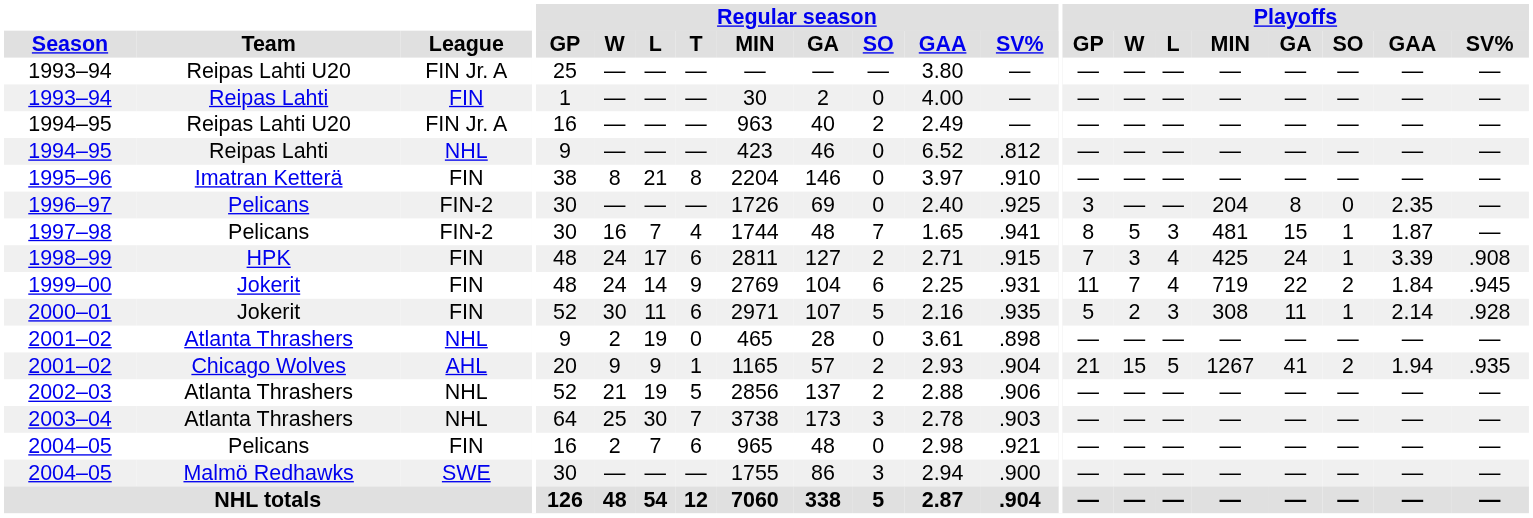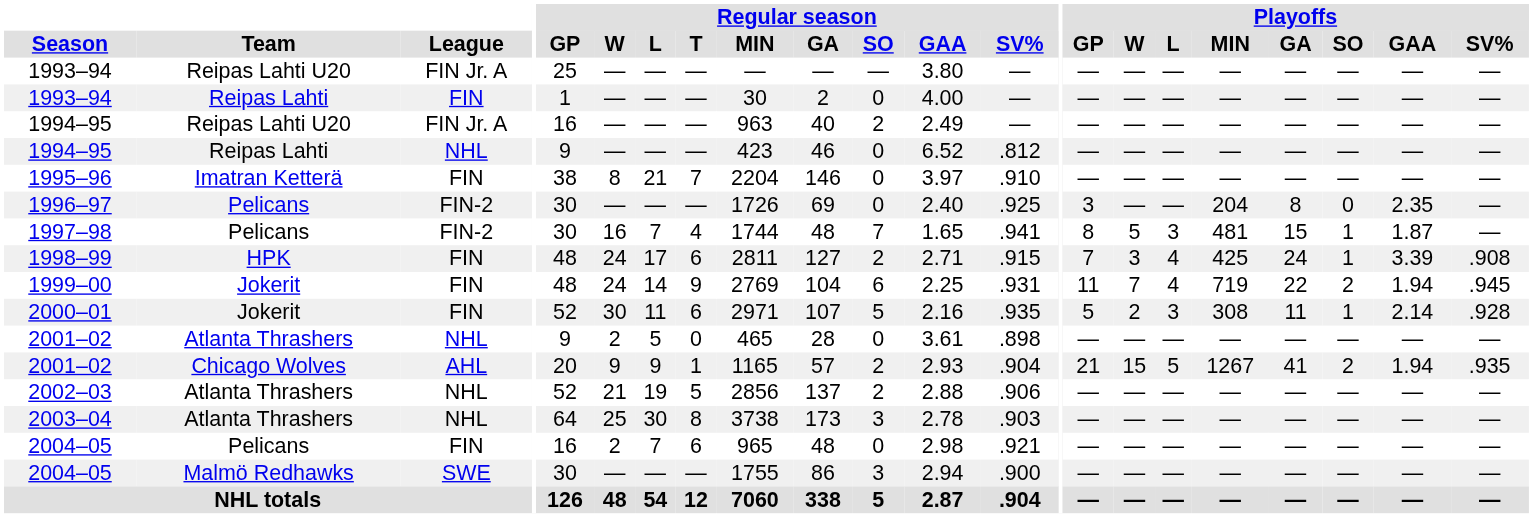(696, 178) 8 -> (696, 178) 7
(1412, 285) 1.84 -> (1412, 285) 1.94
(655, 338) 19 -> (655, 338) 5
(696, 419) 7 -> (696, 419) 8
